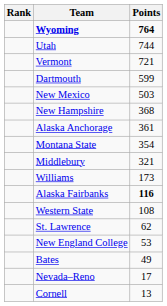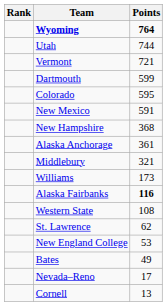+ row: (55, 95)
(146, 95) 503 -> (146, 111) 591
- row: (66, 144)
